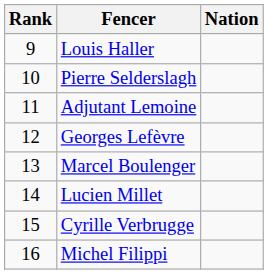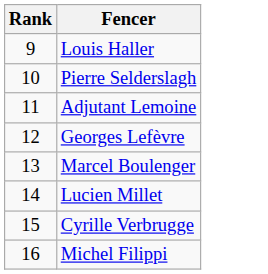- column: (232, 19)
